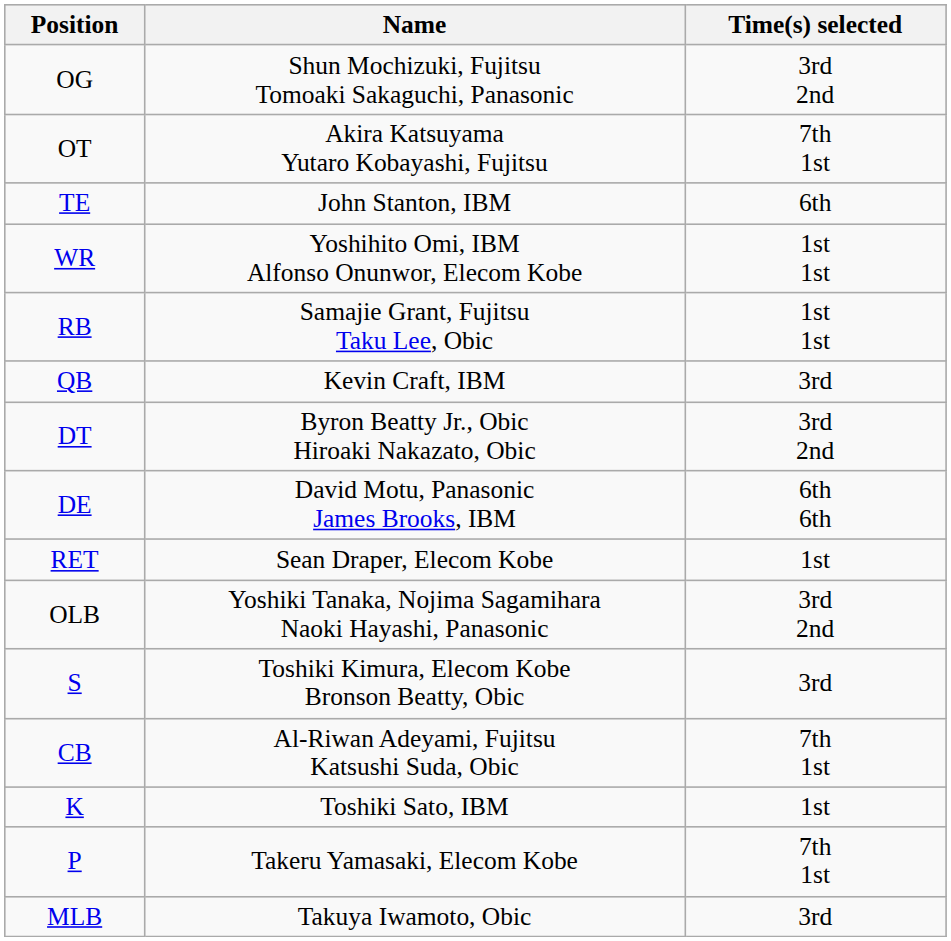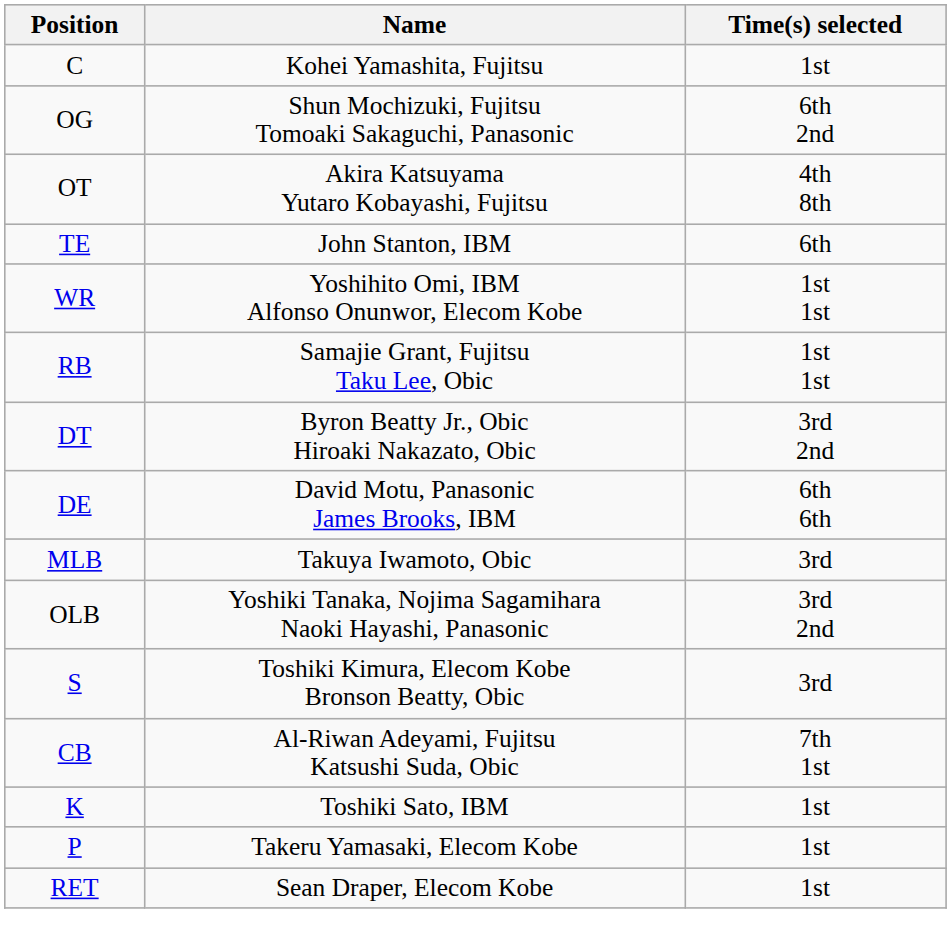+ row: (75, 65)
(815, 79) 3rd 2nd -> (815, 119) 6th 2nd
(815, 148) 7th 1st -> (815, 188) 4th 8th
- row: (75, 381)
rows swapped: (75, 916) <-> (75, 559)
(815, 861) 7th 1st -> (815, 847) 1st
